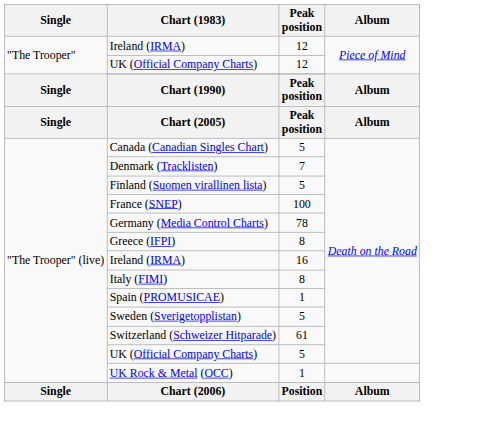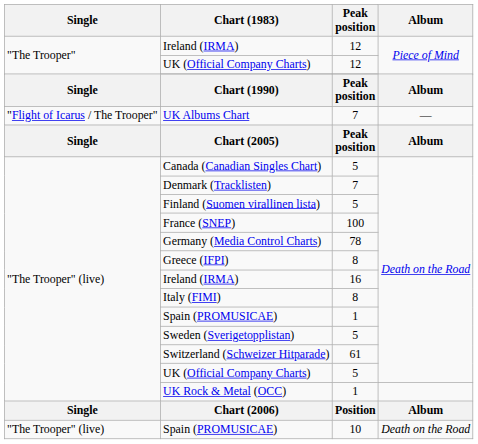+ row: (206, 115)
+ row: (220, 429)
